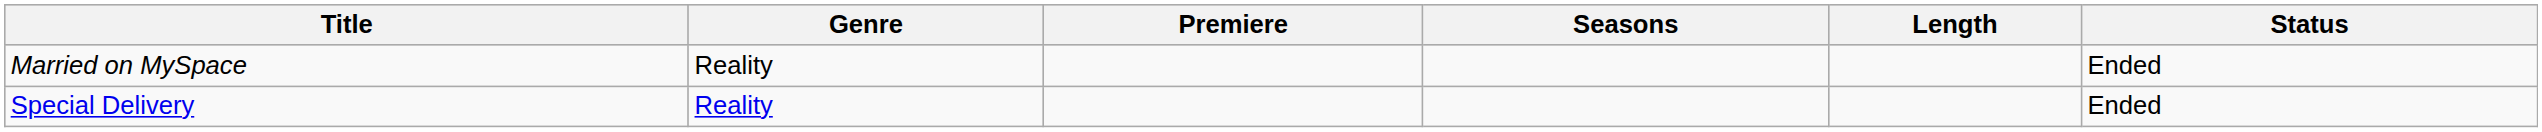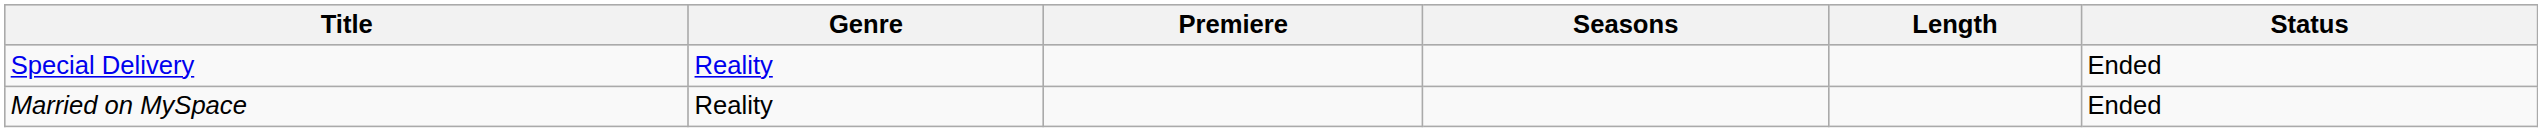rows swapped: (102, 106) <-> (129, 65)
